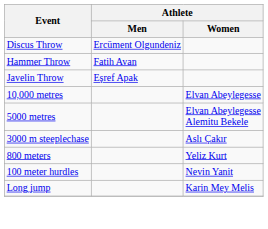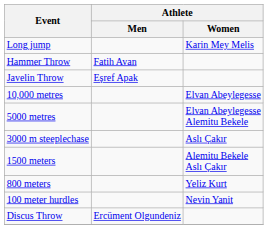rows swapped: (35, 45) <-> (29, 188)
+ row: (31, 161)
